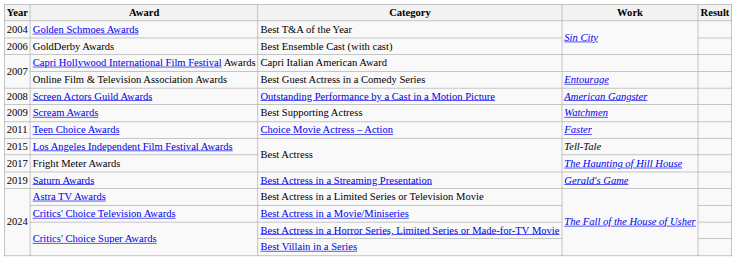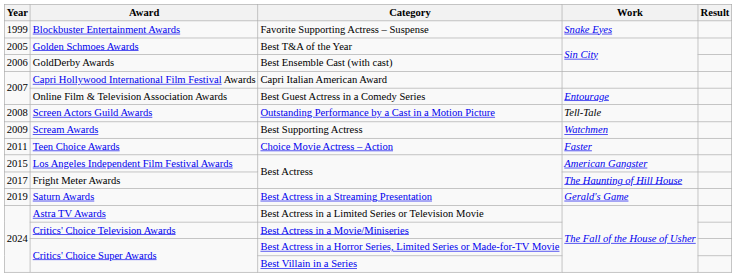+ row: (106, 29)
(17, 29) 2004 -> (17, 46) 2005
(606, 96) American Gangster -> (583, 113) Tell-Tale
(583, 146) Tell-Tale -> (606, 163) American Gangster
